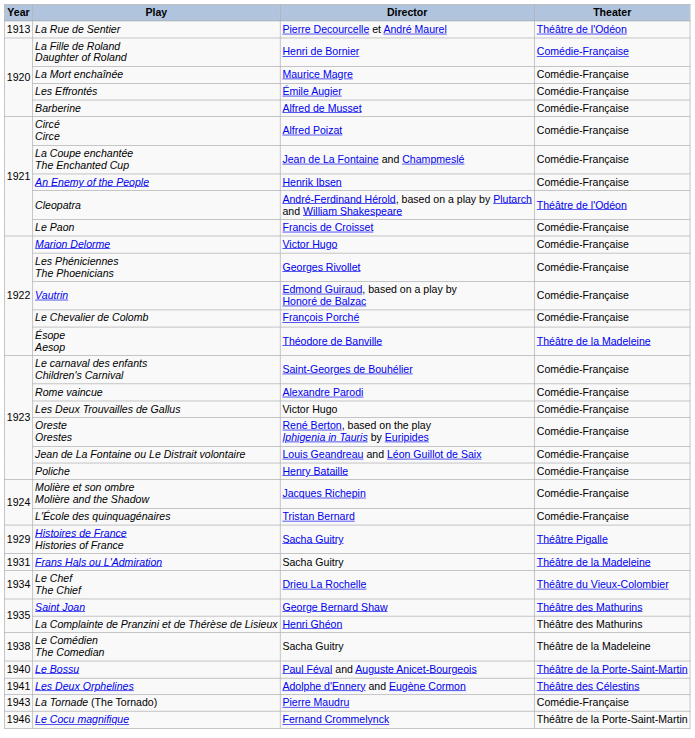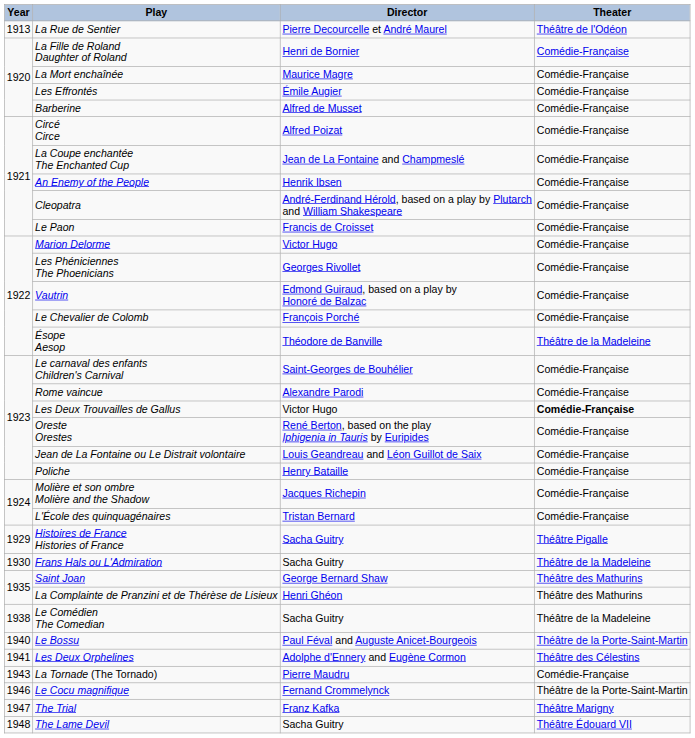(582, 205) Théâtre de l'Odéon -> (583, 205) Comédie-Française
(583, 409) normal -> (585, 409) bold
(19, 562) 1931 -> (19, 562) 1930
- row: (58, 584)
+ row: (56, 708)
+ row: (72, 724)
